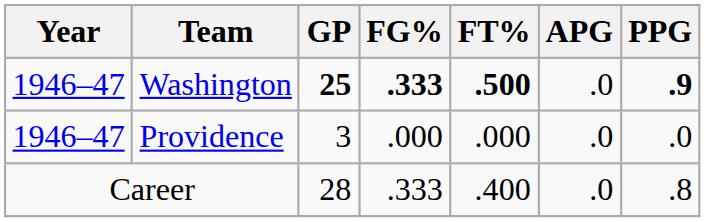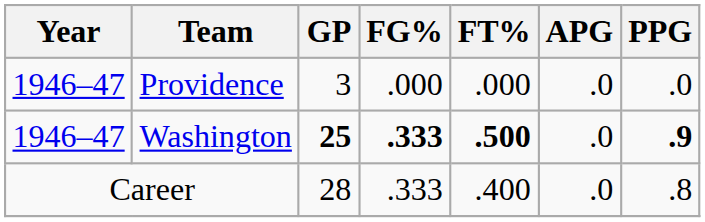rows swapped: (216, 84) <-> (212, 136)
